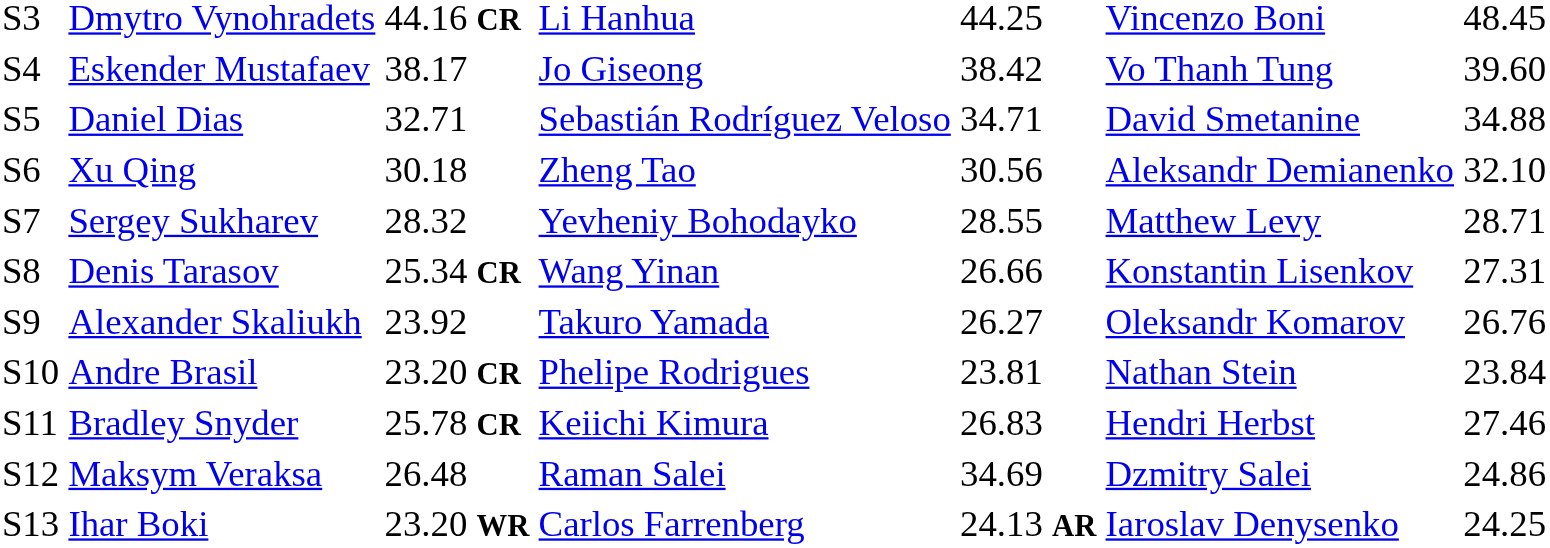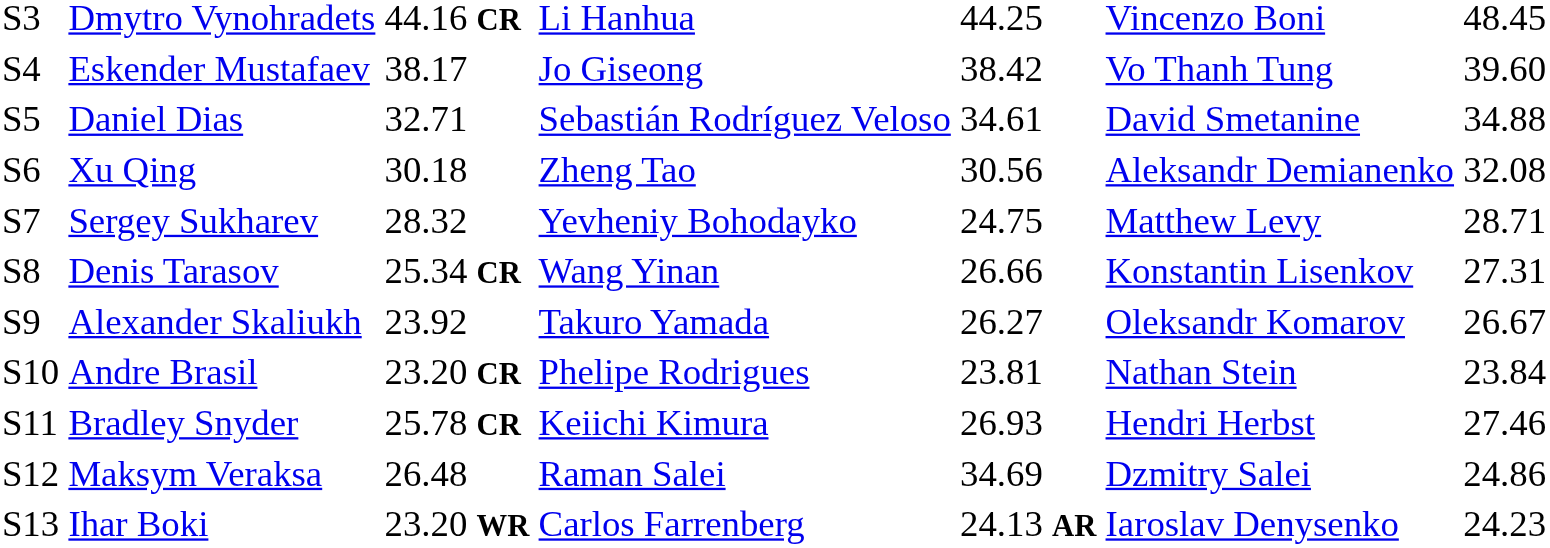(1001, 119) 34.71 -> (1001, 119) 34.61
(1505, 169) 32.10 -> (1505, 169) 32.08
(1001, 220) 28.55 -> (1001, 220) 24.75
(1505, 321) 26.76 -> (1505, 321) 26.67
(1001, 422) 26.83 -> (1001, 422) 26.93
(1505, 523) 24.25 -> (1505, 523) 24.23
